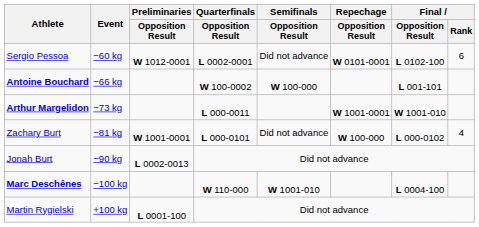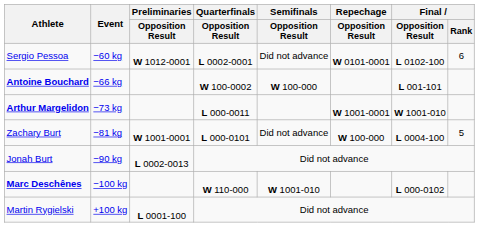(420, 139) L 000-0102 -> (420, 139) L 0004-100
(461, 133) 4 -> (461, 133) 5
(420, 190) L 0004-100 -> (420, 190) L 000-0102
